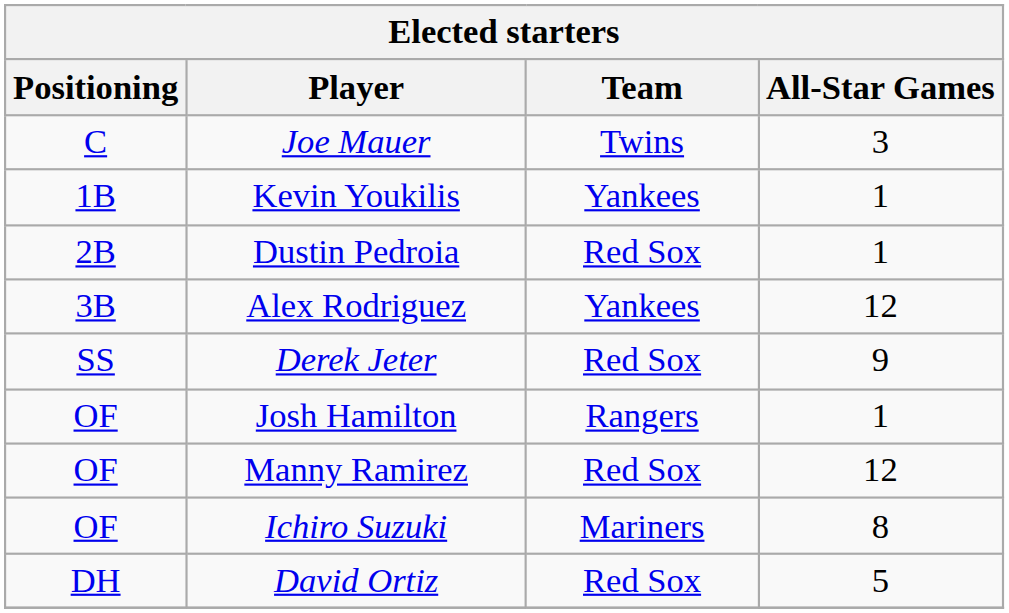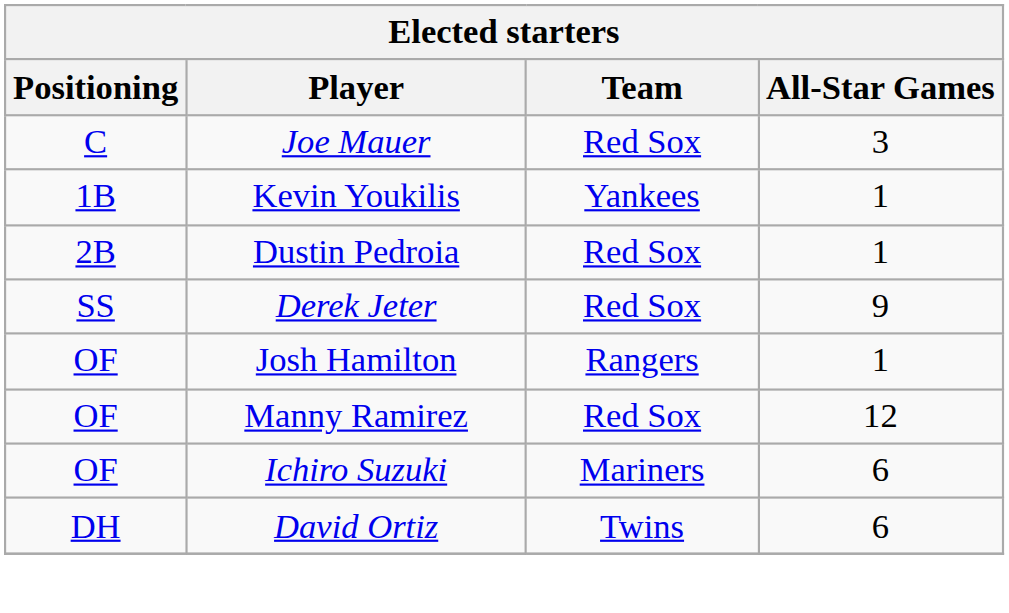(642, 141) Twins -> (642, 141) Red Sox
- row: (356, 305)
(880, 525) 8 -> (880, 470) 6
(642, 580) Red Sox -> (642, 525) Twins
(880, 580) 5 -> (880, 525) 6
